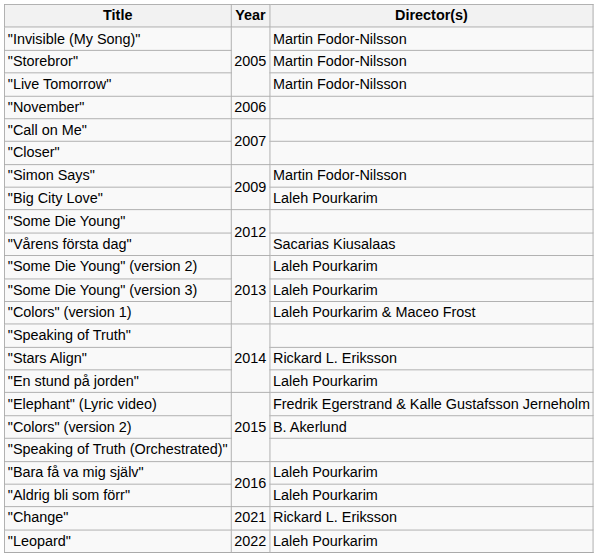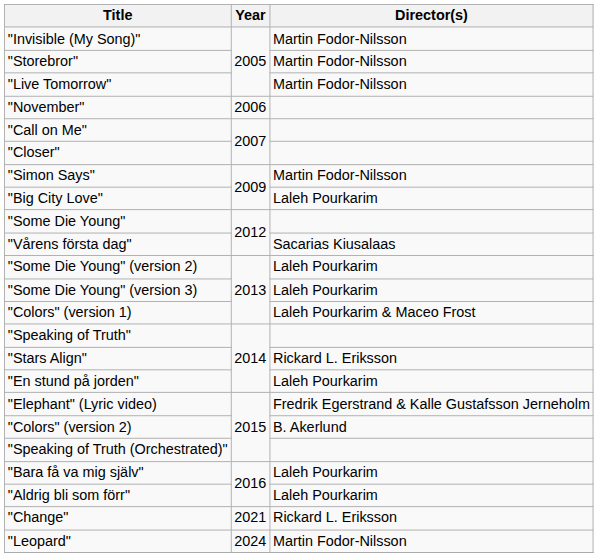(250, 541) 2022 -> (250, 541) 2024
(325, 541) Laleh Pourkarim -> (340, 541) Martin Fodor-Nilsson
